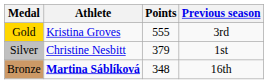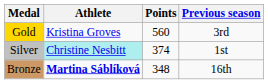(161, 32) 555 -> (161, 32) 560
(86, 50) no background -> (86, 50) paleturquoise background
(161, 50) 379 -> (161, 50) 374
